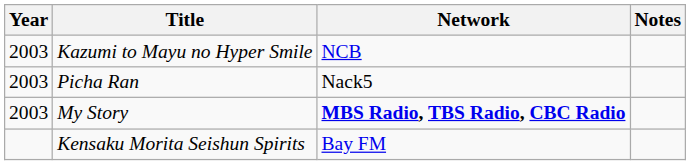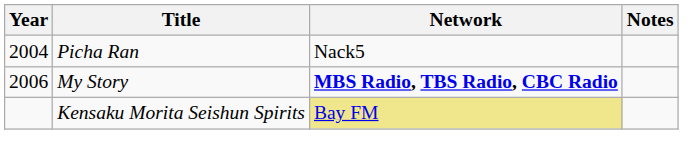- row: (185, 50)
(29, 81) 2003 -> (29, 50) 2004
(29, 112) 2003 -> (29, 81) 2006
(354, 143) no background -> (346, 112) khaki background
